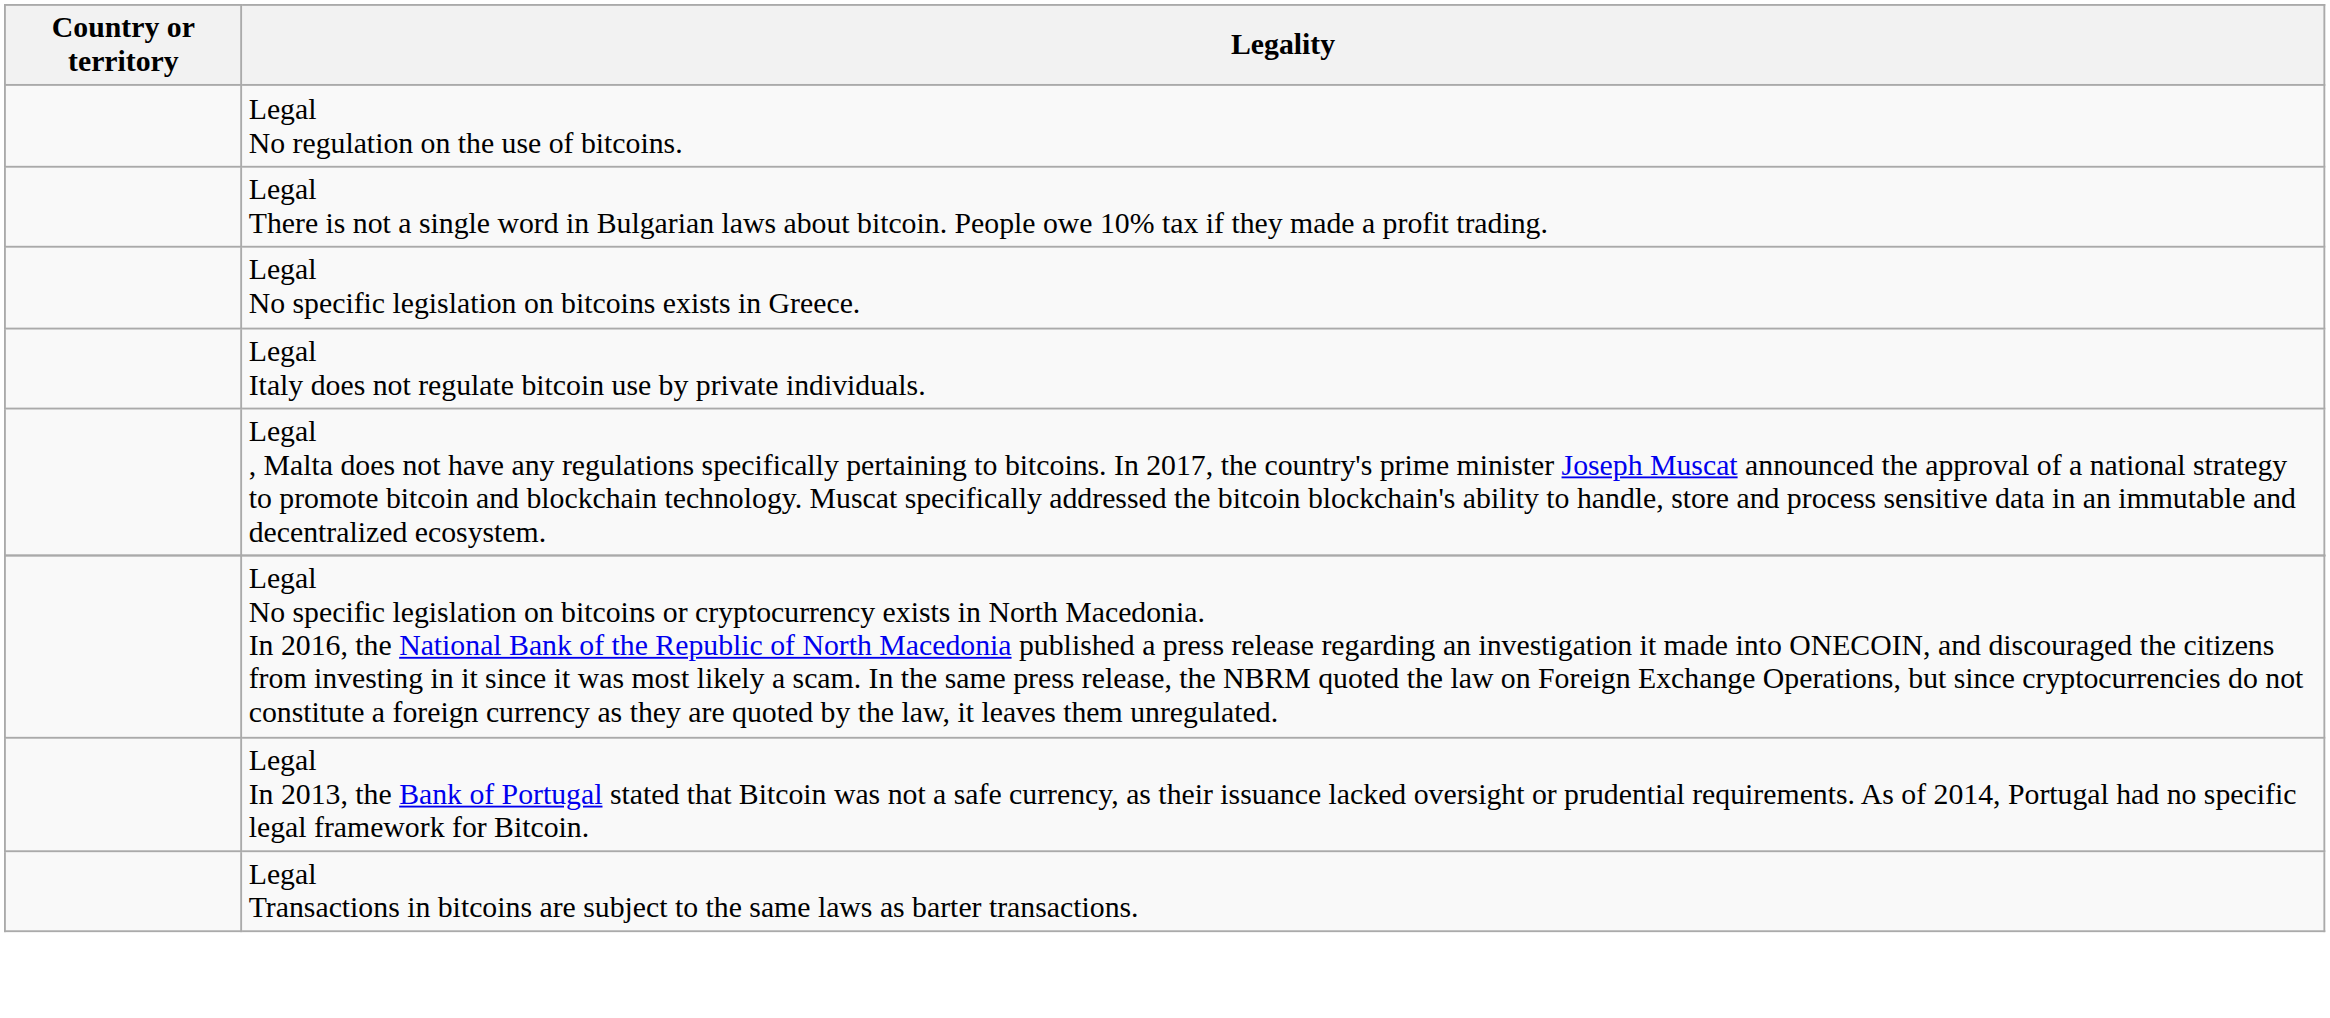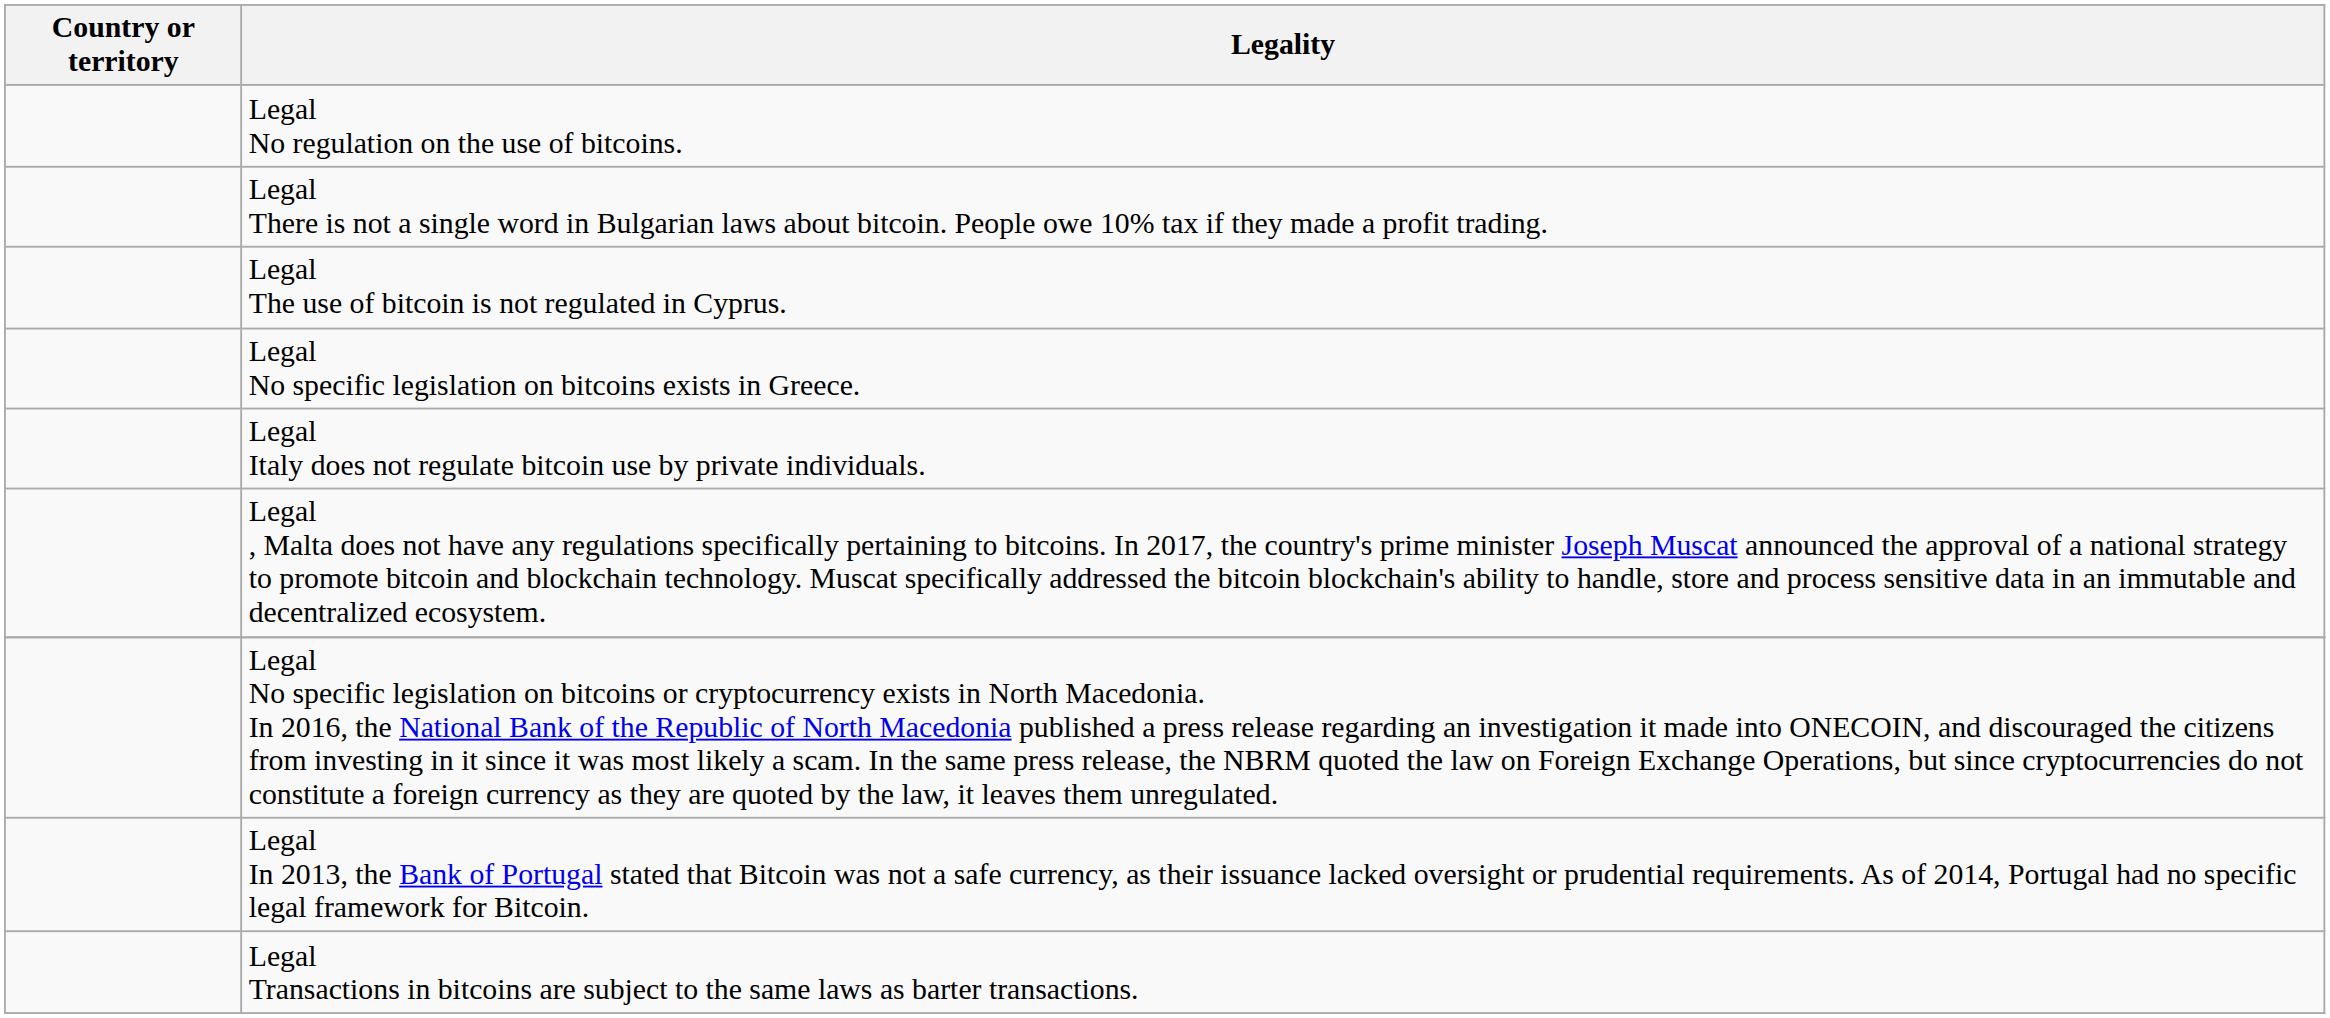+ row: (518, 286)
